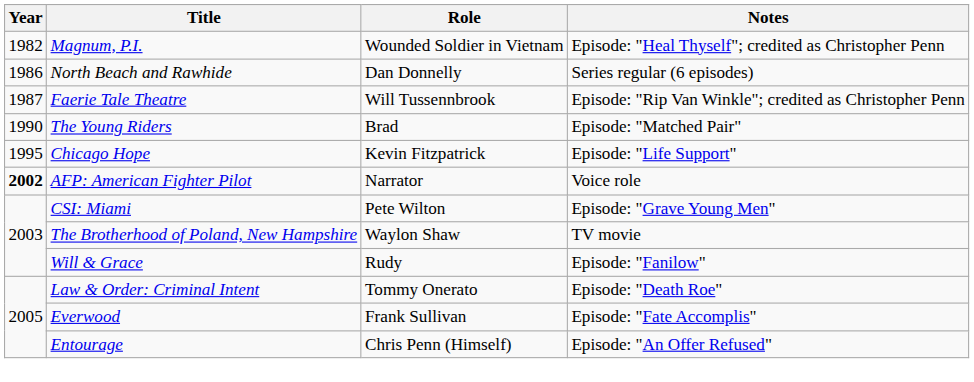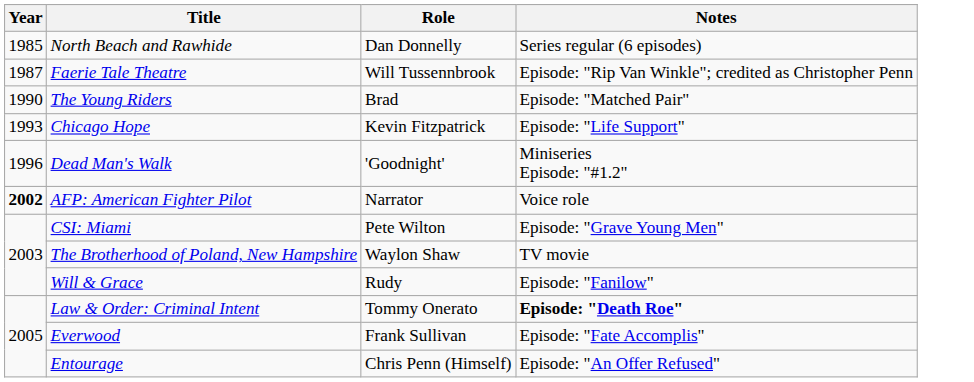- row: (97, 45)
(26, 72) 1986 -> (26, 45) 1985
(26, 153) 1995 -> (26, 126) 1993
+ row: (111, 163)
(647, 289) normal -> (601, 308) bold
